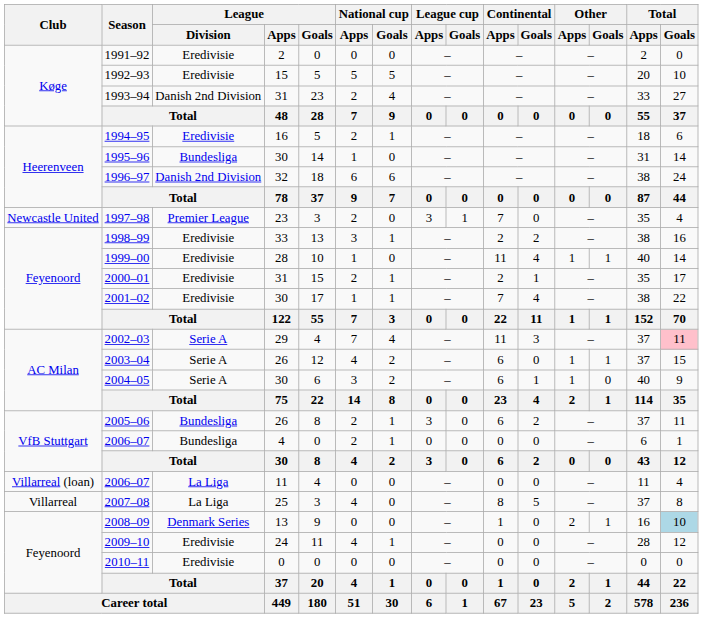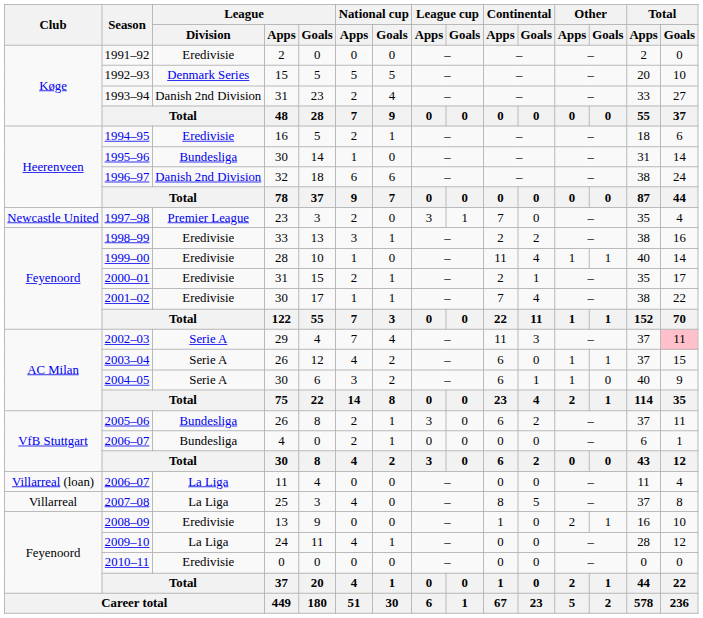(208, 75) Eredivisie -> (208, 75) Denmark Series
(208, 522) Denmark Series -> (208, 522) Eredivisie
(679, 522) lightblue background -> (679, 522) no background
(208, 542) Eredivisie -> (208, 542) La Liga
